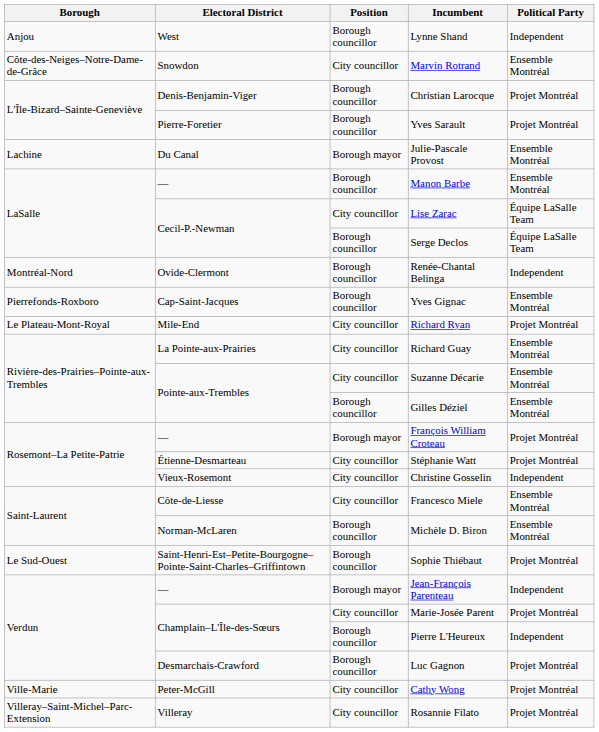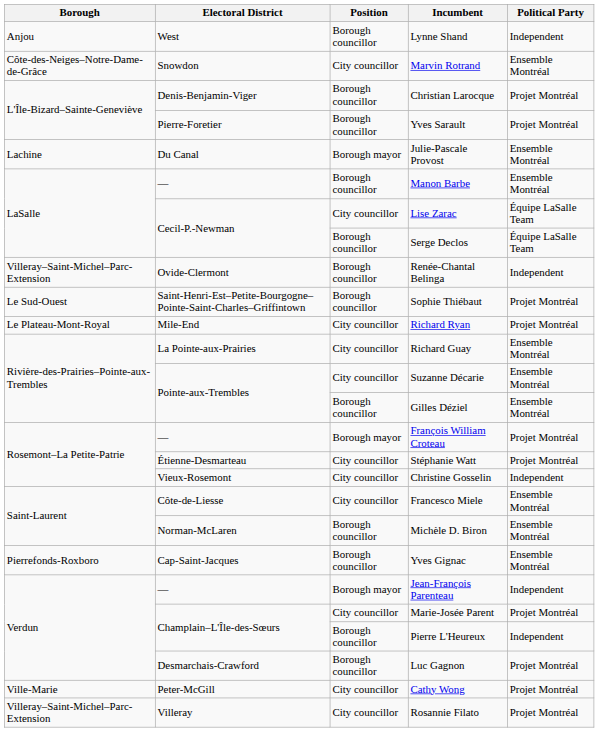(40, 272) Montréal-Nord -> (70, 272) Villeray–Saint-Michel–Parc-Extension
rows swapped: (438, 301) <-> (446, 560)
